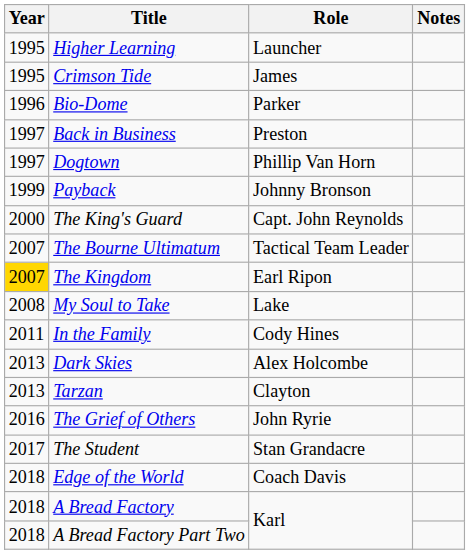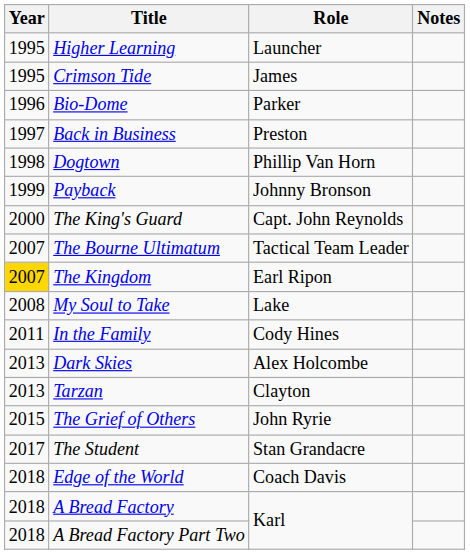(27, 162) 1997 -> (27, 162) 1998
(27, 420) 2016 -> (27, 420) 2015
